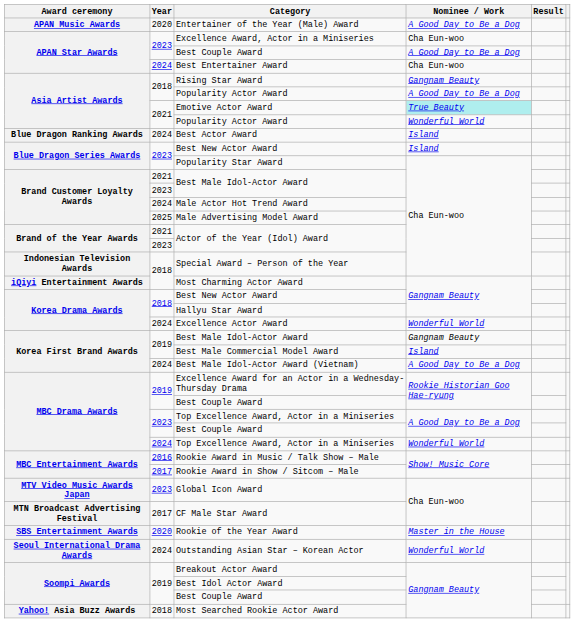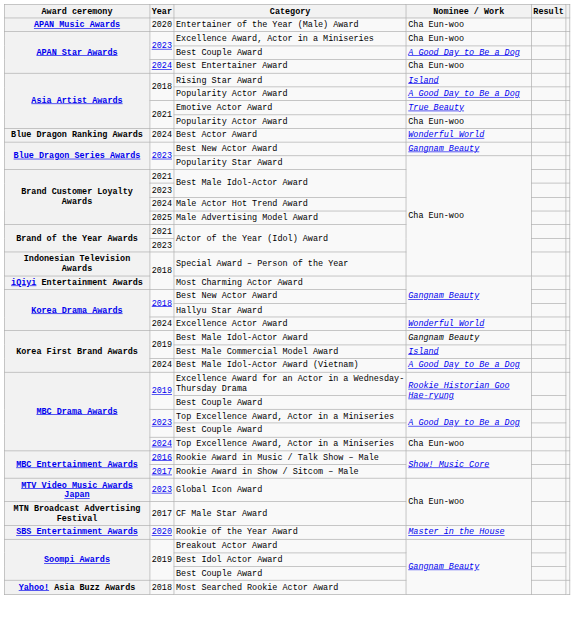(464, 25) A Good Day to Be a Dog -> (436, 25) Cha Eun-woo
(444, 80) Gangnam Beauty -> (423, 80) Island
(436, 108) paleturquoise background -> (436, 108) no background
(446, 121) Wonderful World -> (436, 121) Cha Eun-woo
(423, 135) Island -> (446, 135) Wonderful World
(423, 149) Island -> (444, 149) Gangnam Beauty
(446, 444) Wonderful World -> (436, 444) Cha Eun-woo
- row: (162, 551)
